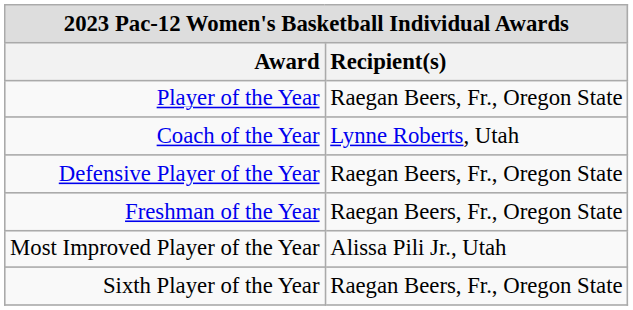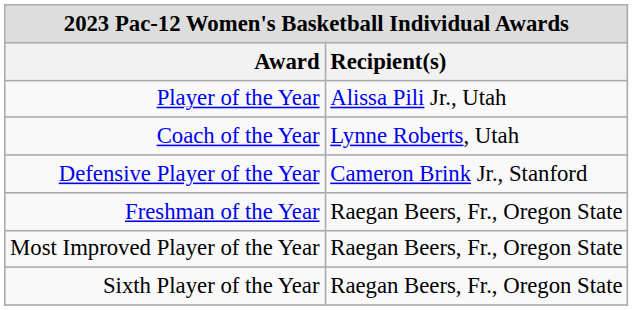(476, 98) Raegan Beers, Fr., Oregon State -> (418, 98) Alissa Pili Jr., Utah
(476, 173) Raegan Beers, Fr., Oregon State -> (459, 173) Cameron Brink Jr., Stanford
(418, 248) Alissa Pili Jr., Utah -> (476, 248) Raegan Beers, Fr., Oregon State
